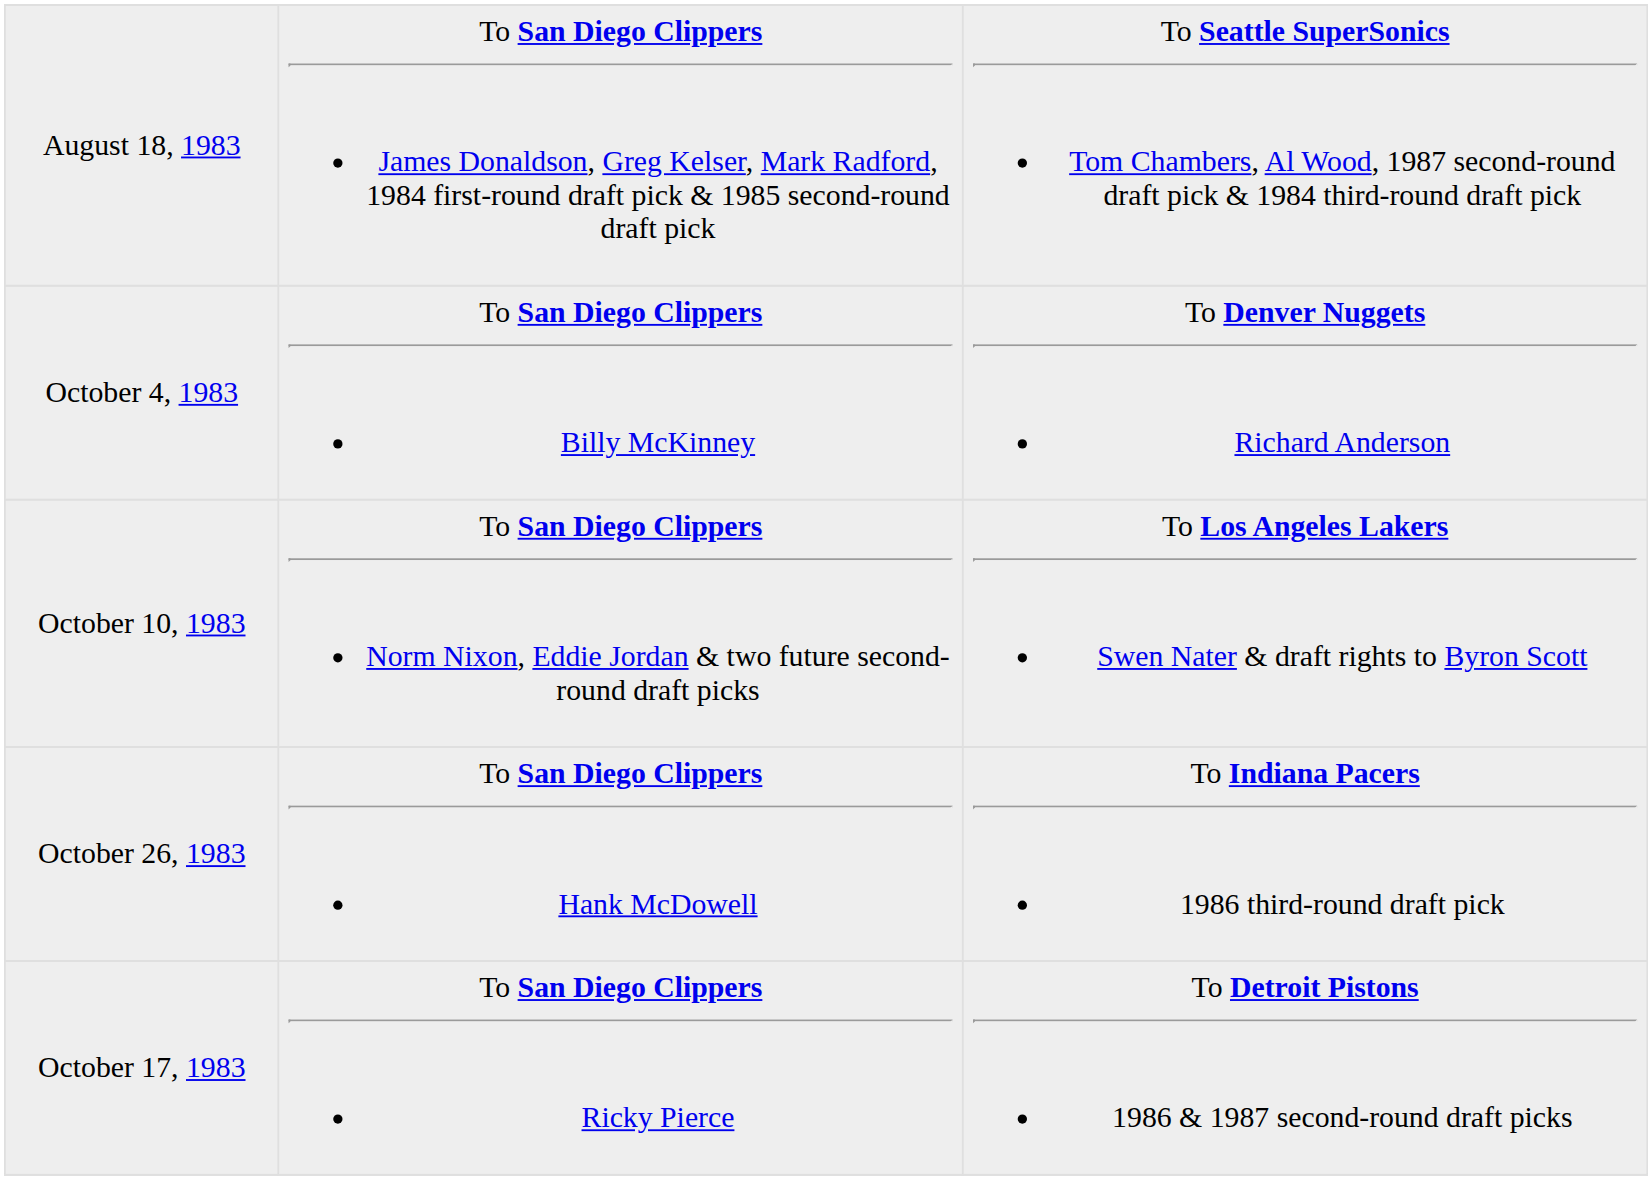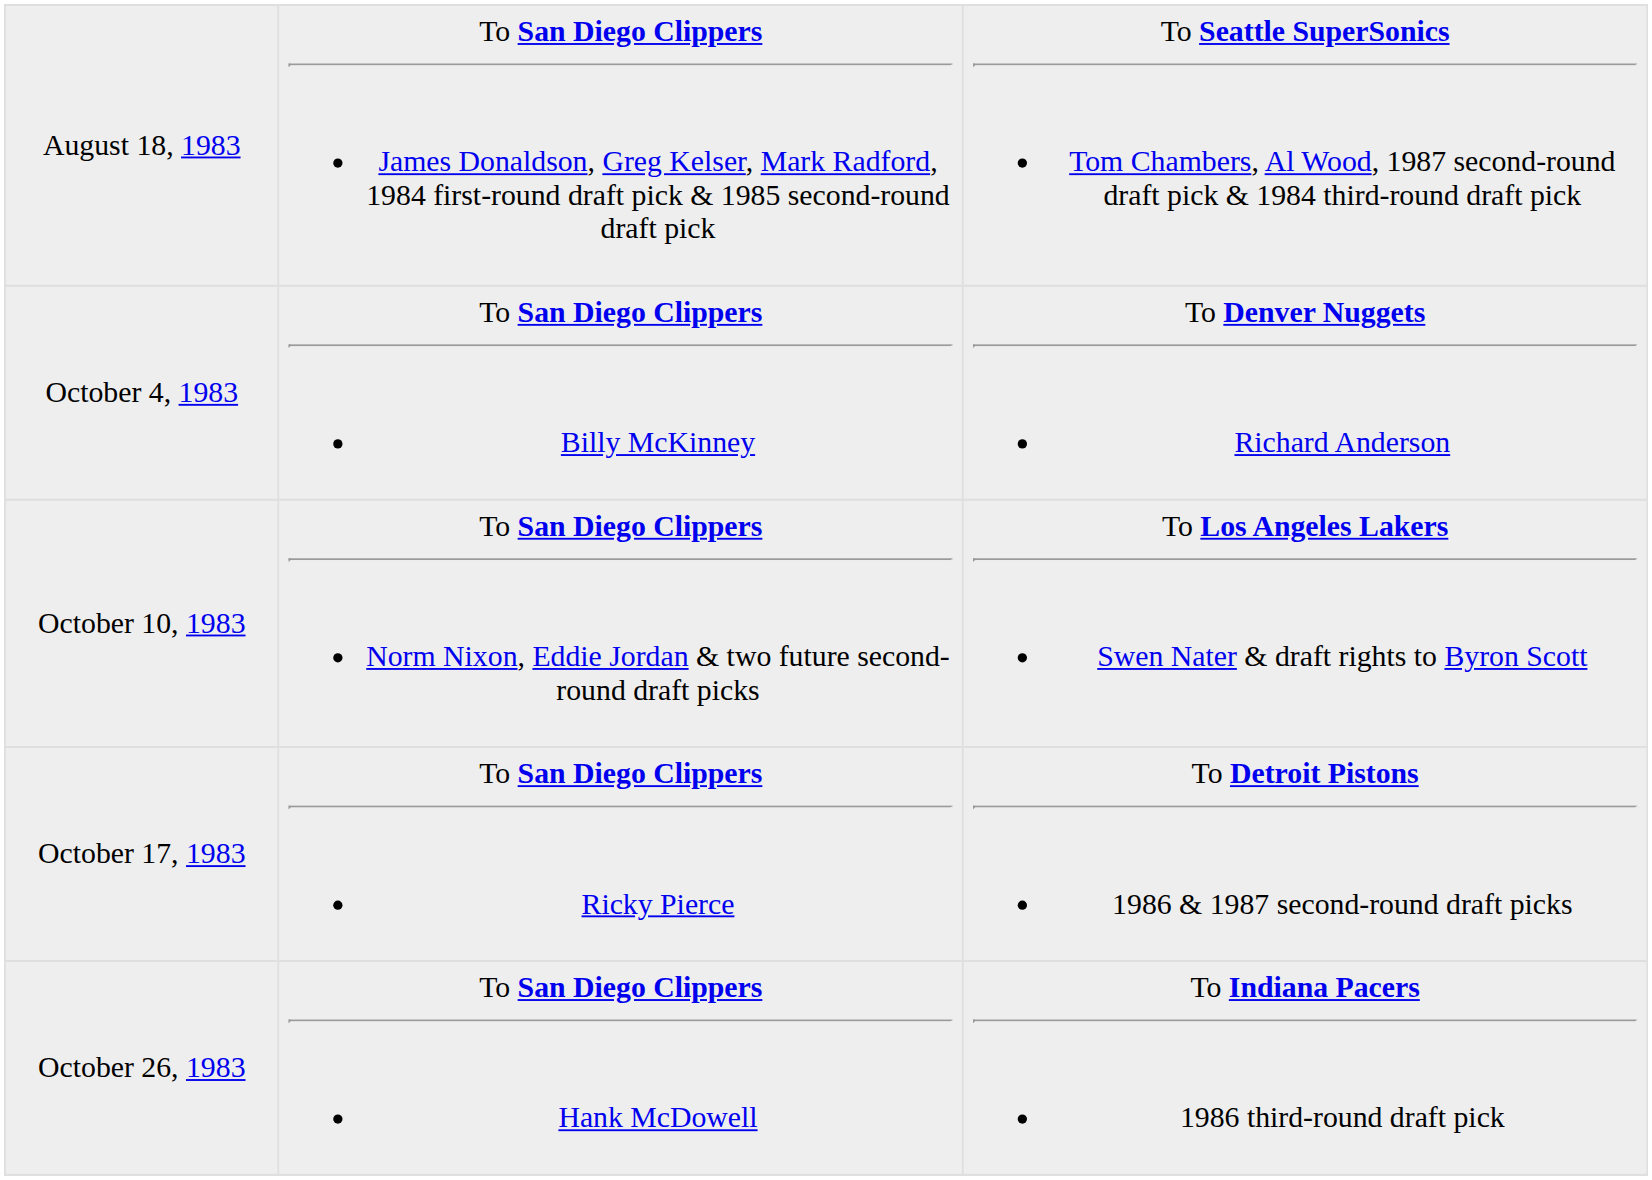rows swapped: (142, 1067) <-> (142, 853)
